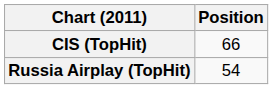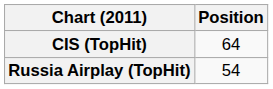(231, 44) 66 -> (231, 44) 64
